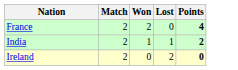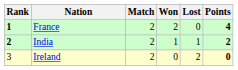+ column: (18, 12)
